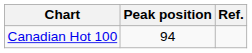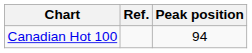columns swapped: (168, 15) <-> (231, 15)
